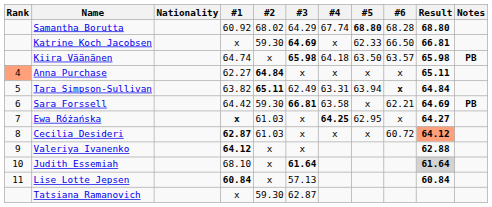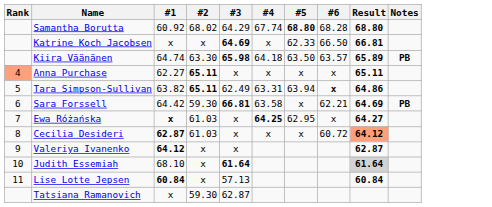- column: (187, 12)
(270, 42) 59.30 -> (203, 42) x
(270, 58) x -> (203, 58) 63.30
(436, 58) 65.98 -> (369, 58) 65.89
(270, 73) 64.84 -> (203, 73) 65.11
(436, 88) 64.84 -> (369, 88) 64.86
(436, 149) 62.88 -> (369, 149) 62.87
